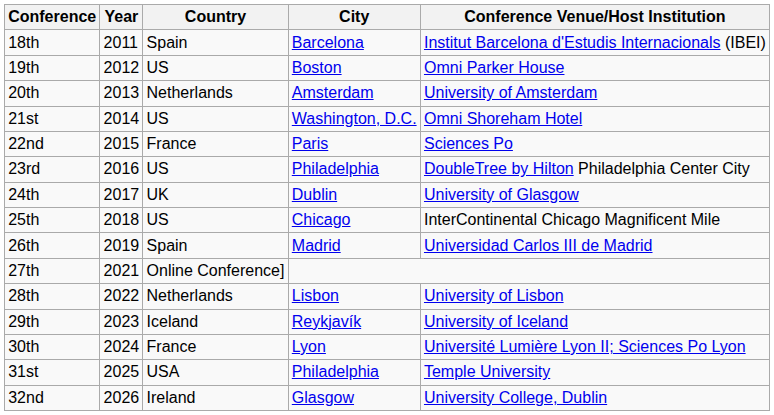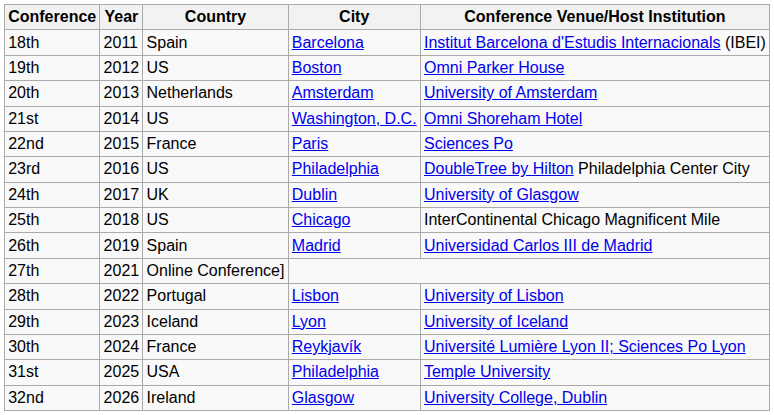(190, 296) Netherlands -> (176, 296) Portugal
(326, 321) Reykjavík -> (309, 321) Lyon
(309, 347) Lyon -> (326, 347) Reykjavík
